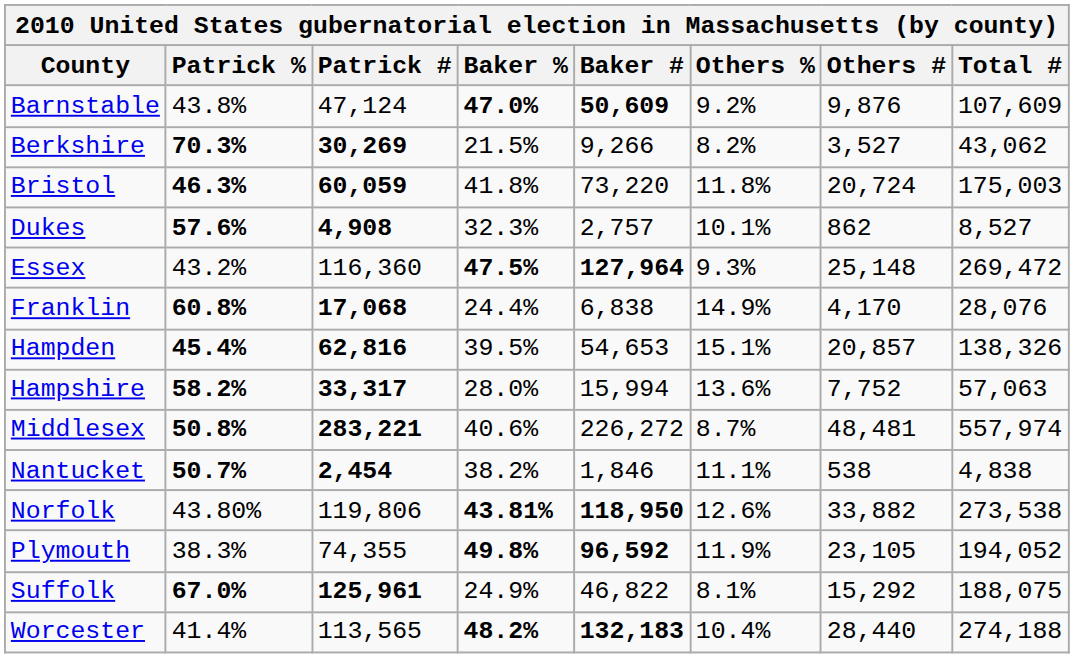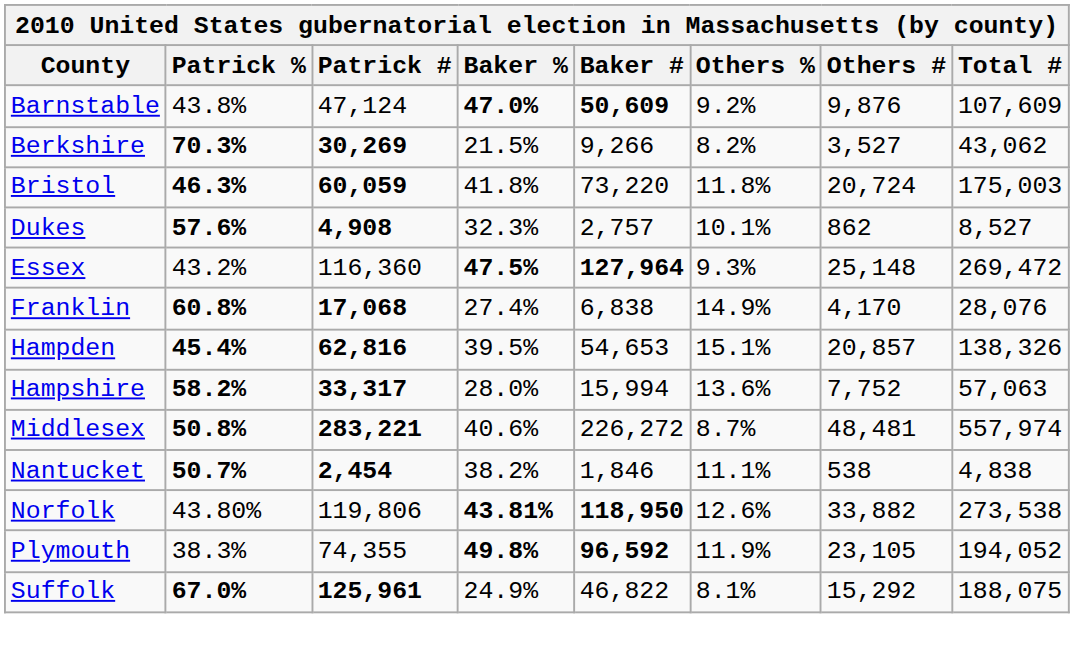(501, 308) 24.4% -> (501, 308) 27.4%
- row: (78, 632)
